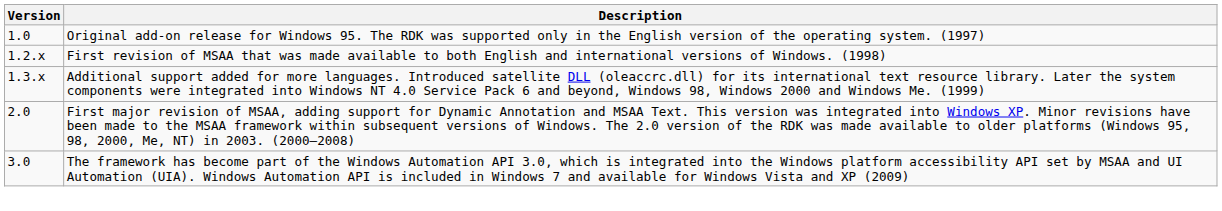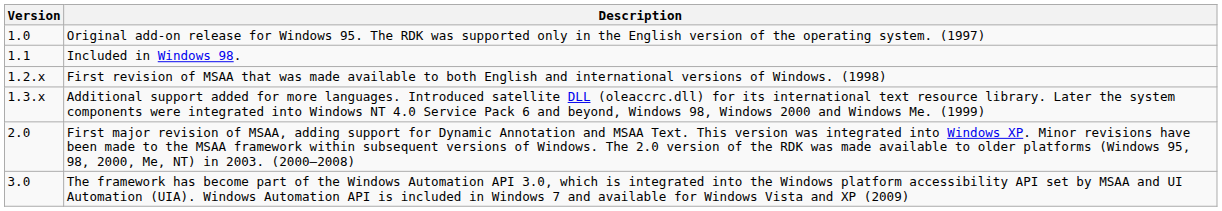+ row: (154, 56)
